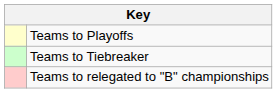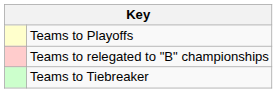rows swapped: (89, 56) <-> (149, 77)
